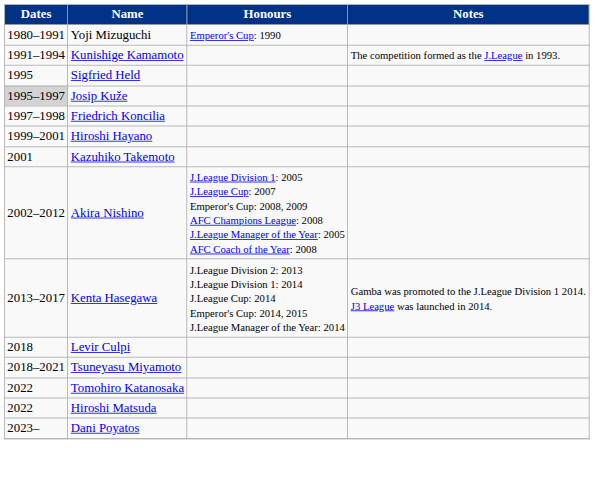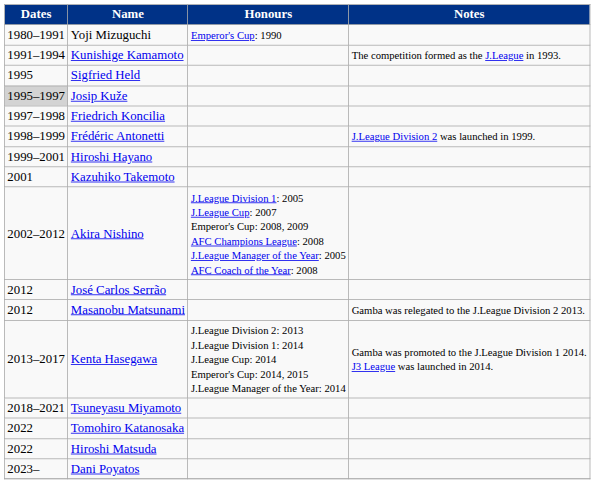+ row: (118, 136)
+ row: (118, 289)
+ row: (128, 309)
- row: (101, 347)
